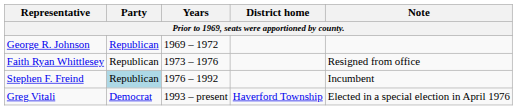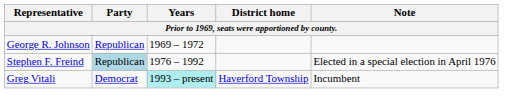- row: (55, 61)
(351, 79) Incumbent -> (405, 61) Elected in a special election in April 1976
(196, 96) no background -> (181, 79) paleturquoise background
(419, 96) Elected in a special election in April 1976 -> (337, 79) Incumbent
